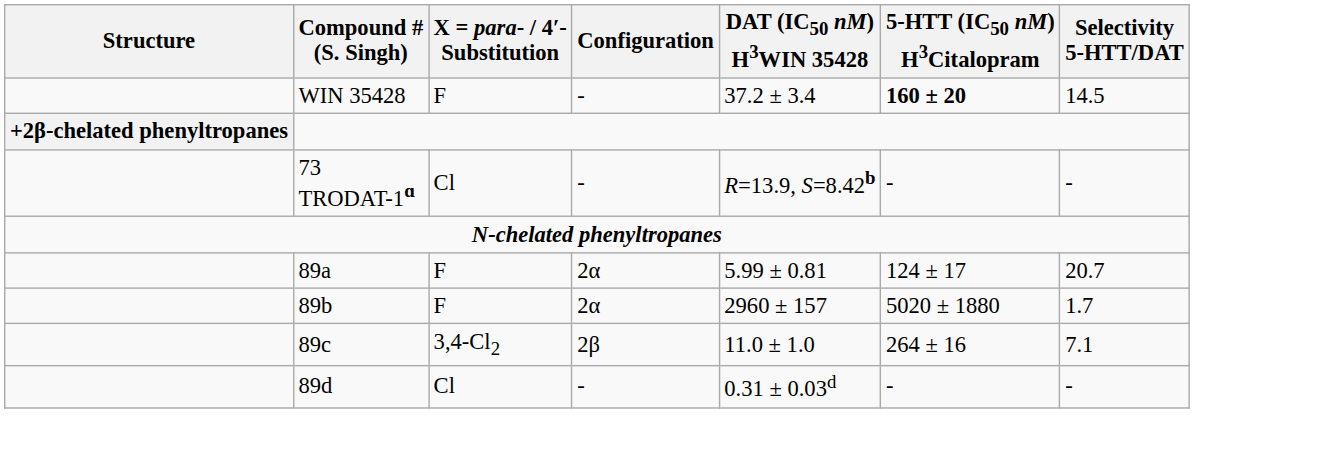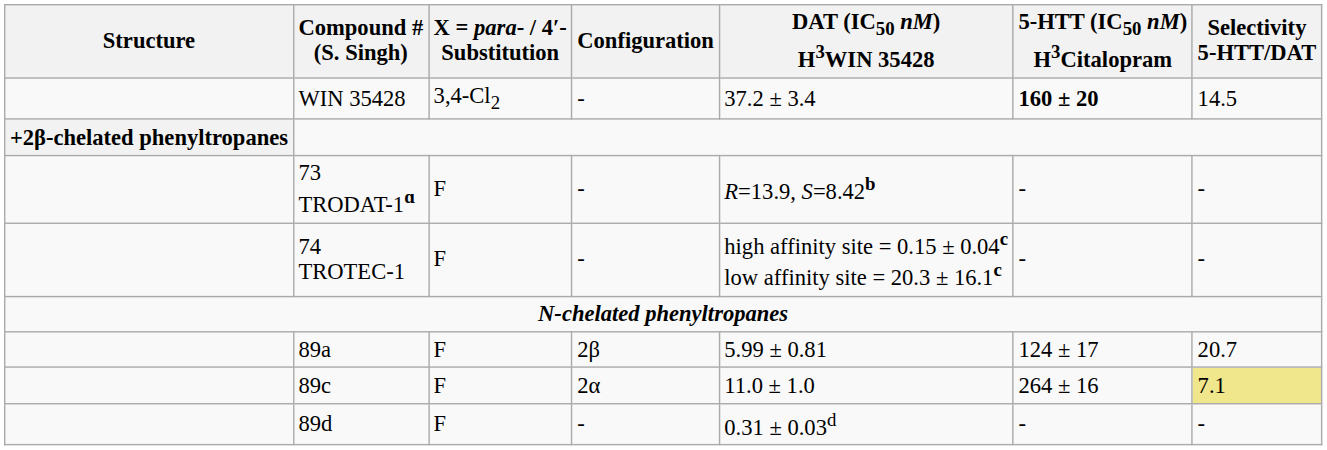(440, 95) F -> (467, 98) 3,4-Cl2
(444, 182) Cl -> (440, 188) F
+ row: (352, 259)
(589, 270) 2α -> (589, 349) 2β
- row: (315, 305)
(467, 344) 3,4-Cl2 -> (440, 385) F
(589, 344) 2β -> (589, 385) 2α
(1079, 344) no background -> (1212, 385) khaki background
(444, 386) Cl -> (440, 424) F
